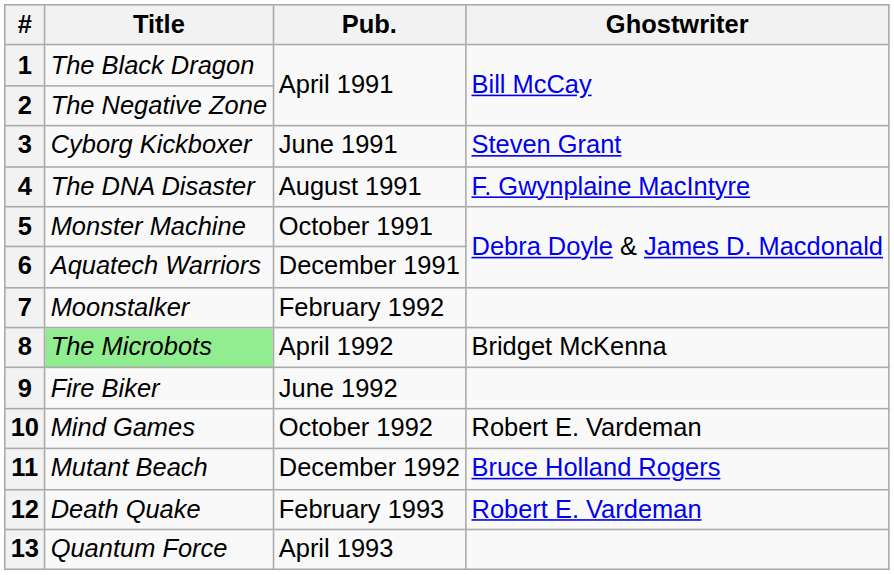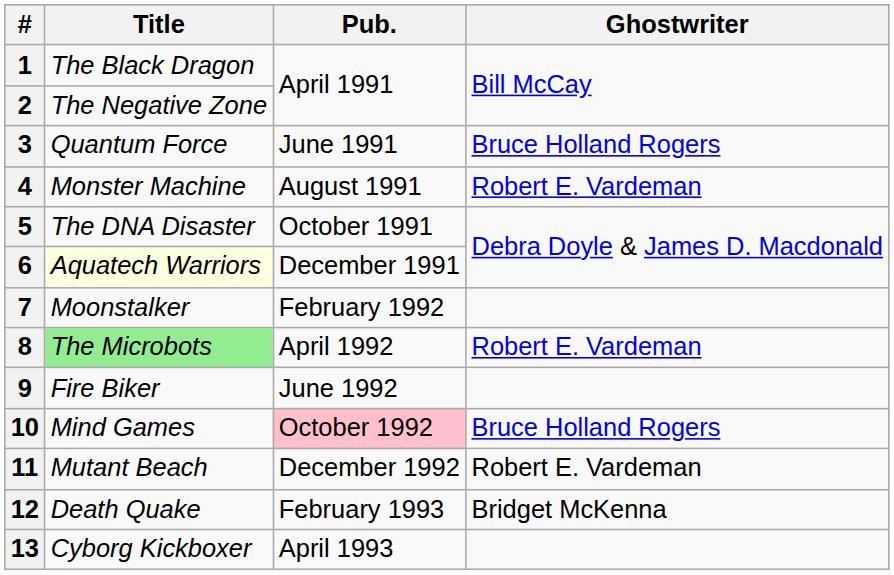(151, 145) Cyborg Kickboxer -> (139, 145) Quantum Force
(546, 145) Steven Grant -> (596, 145) Bruce Holland Rogers
(153, 186) The DNA Disaster -> (148, 186) Monster Machine
(611, 186) F. Gwynplaine MacIntyre -> (587, 186) Robert E. Vardeman
(148, 226) Monster Machine -> (153, 226) The DNA Disaster
(156, 266) no background -> (156, 266) lightyellow background
(569, 347) Bridget McKenna -> (587, 347) Robert E. Vardeman
(356, 428) no background -> (356, 428) pink background
(587, 428) Robert E. Vardeman -> (596, 428) Bruce Holland Rogers
(596, 468) Bruce Holland Rogers -> (587, 468) Robert E. Vardeman
(587, 508) Robert E. Vardeman -> (569, 508) Bridget McKenna
(139, 549) Quantum Force -> (151, 549) Cyborg Kickboxer
